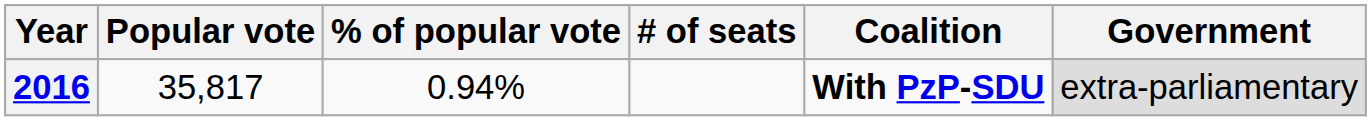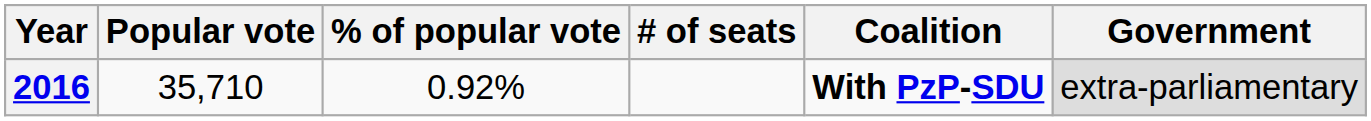(211, 86) 35,817 -> (211, 86) 35,710
(476, 86) 0.94% -> (476, 86) 0.92%
